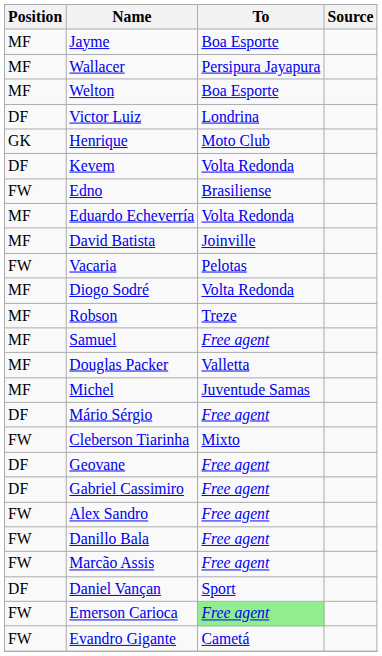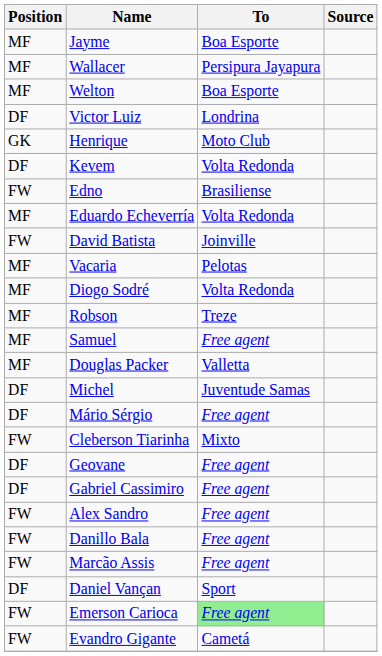(19, 240) MF -> (20, 240) FW
(20, 265) FW -> (19, 265) MF
(19, 389) MF -> (18, 389) DF
